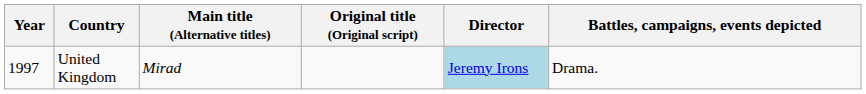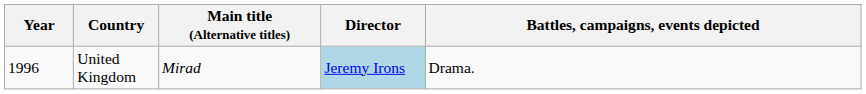- column: (373, 25)
(24, 67) 1997 -> (24, 67) 1996
